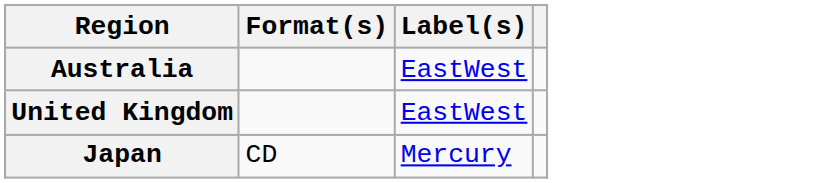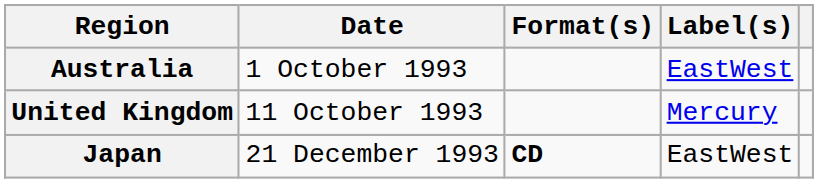+ column: (372, 27)
(464, 113) EastWest -> (722, 113) Mercury
(261, 156) normal -> (527, 156) bold
(456, 156) Mercury -> (730, 156) EastWest
